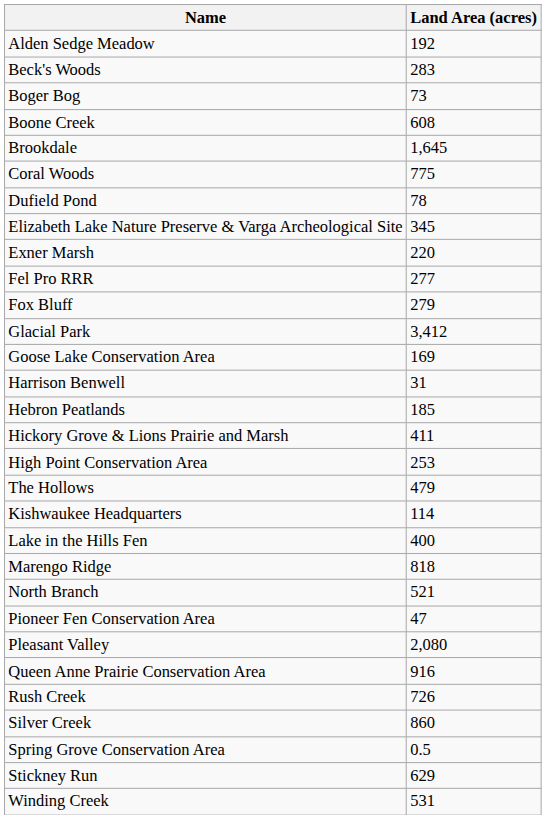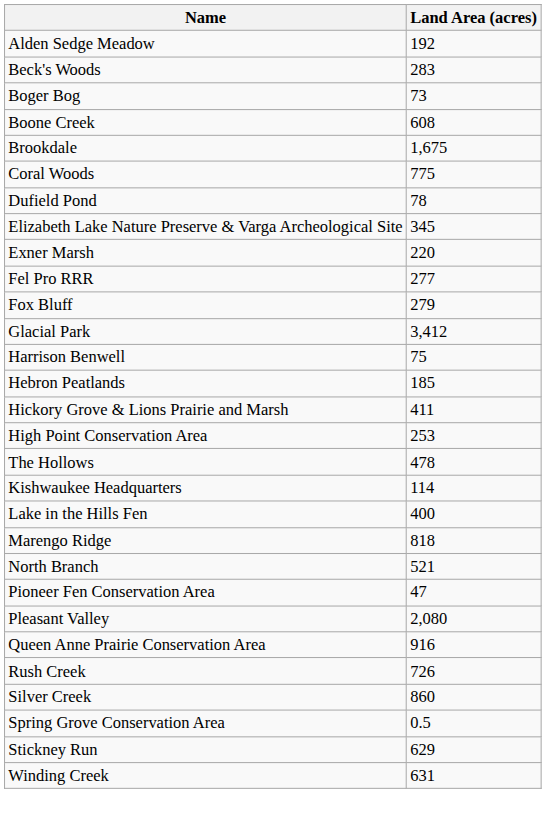(429, 148) 1,645 -> (429, 148) 1,675
- row: (112, 357)
(418, 383) 31 -> (418, 357) 75
(423, 488) 479 -> (423, 461) 478
(423, 801) 531 -> (423, 775) 631
